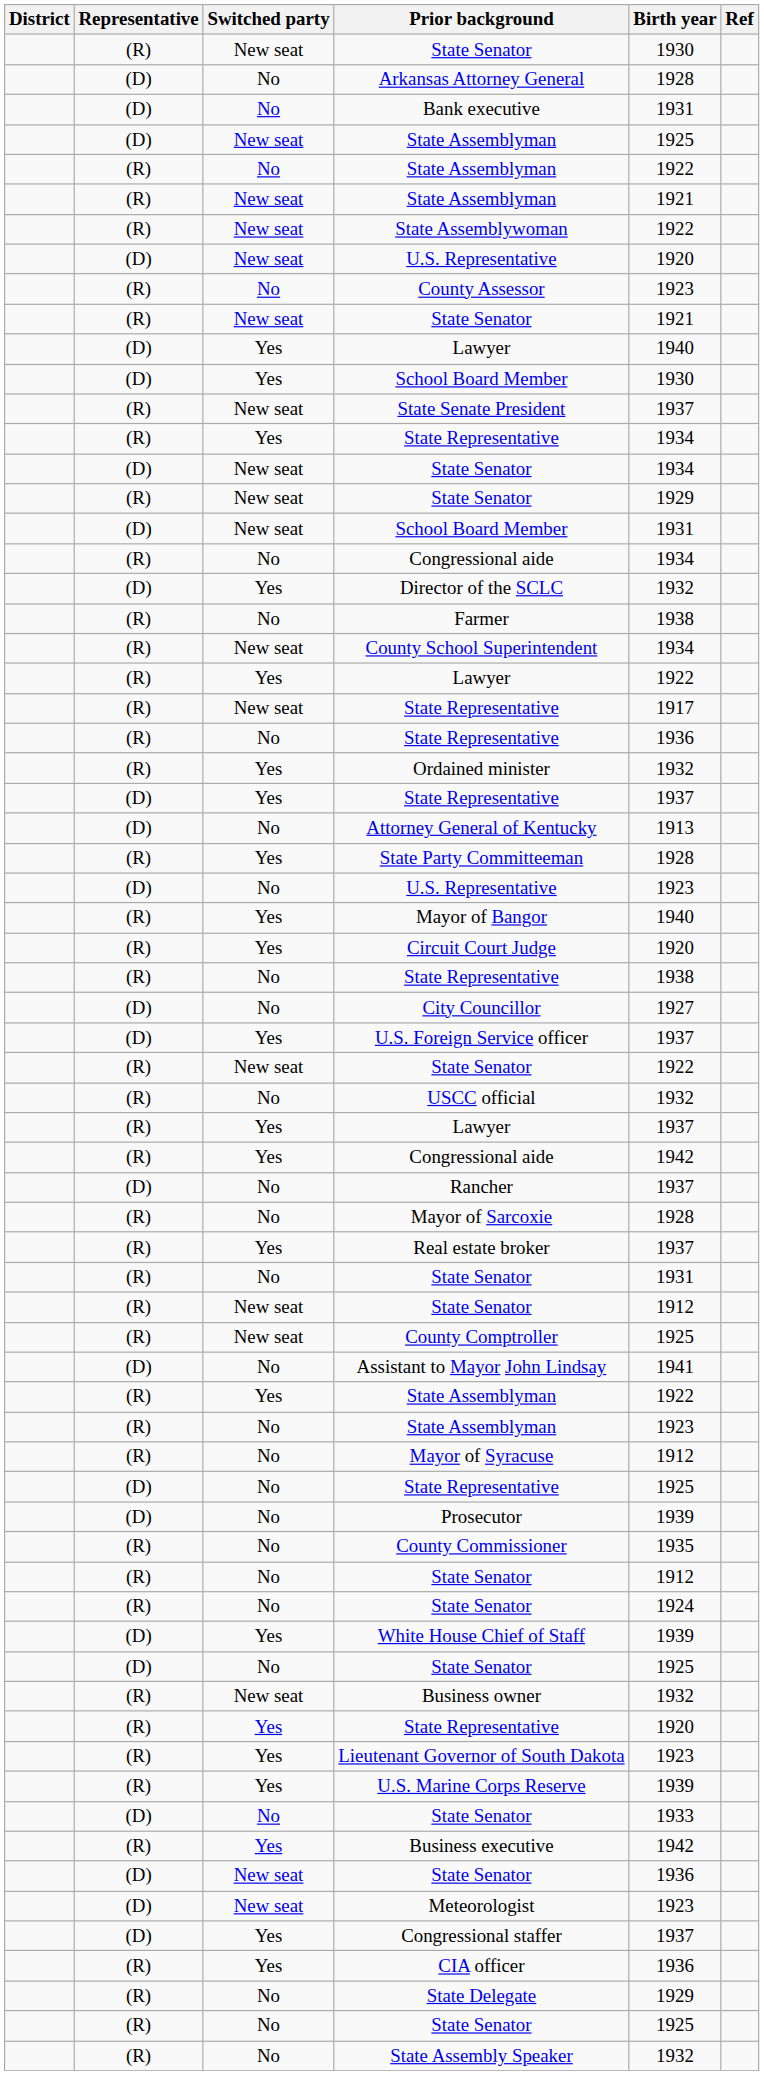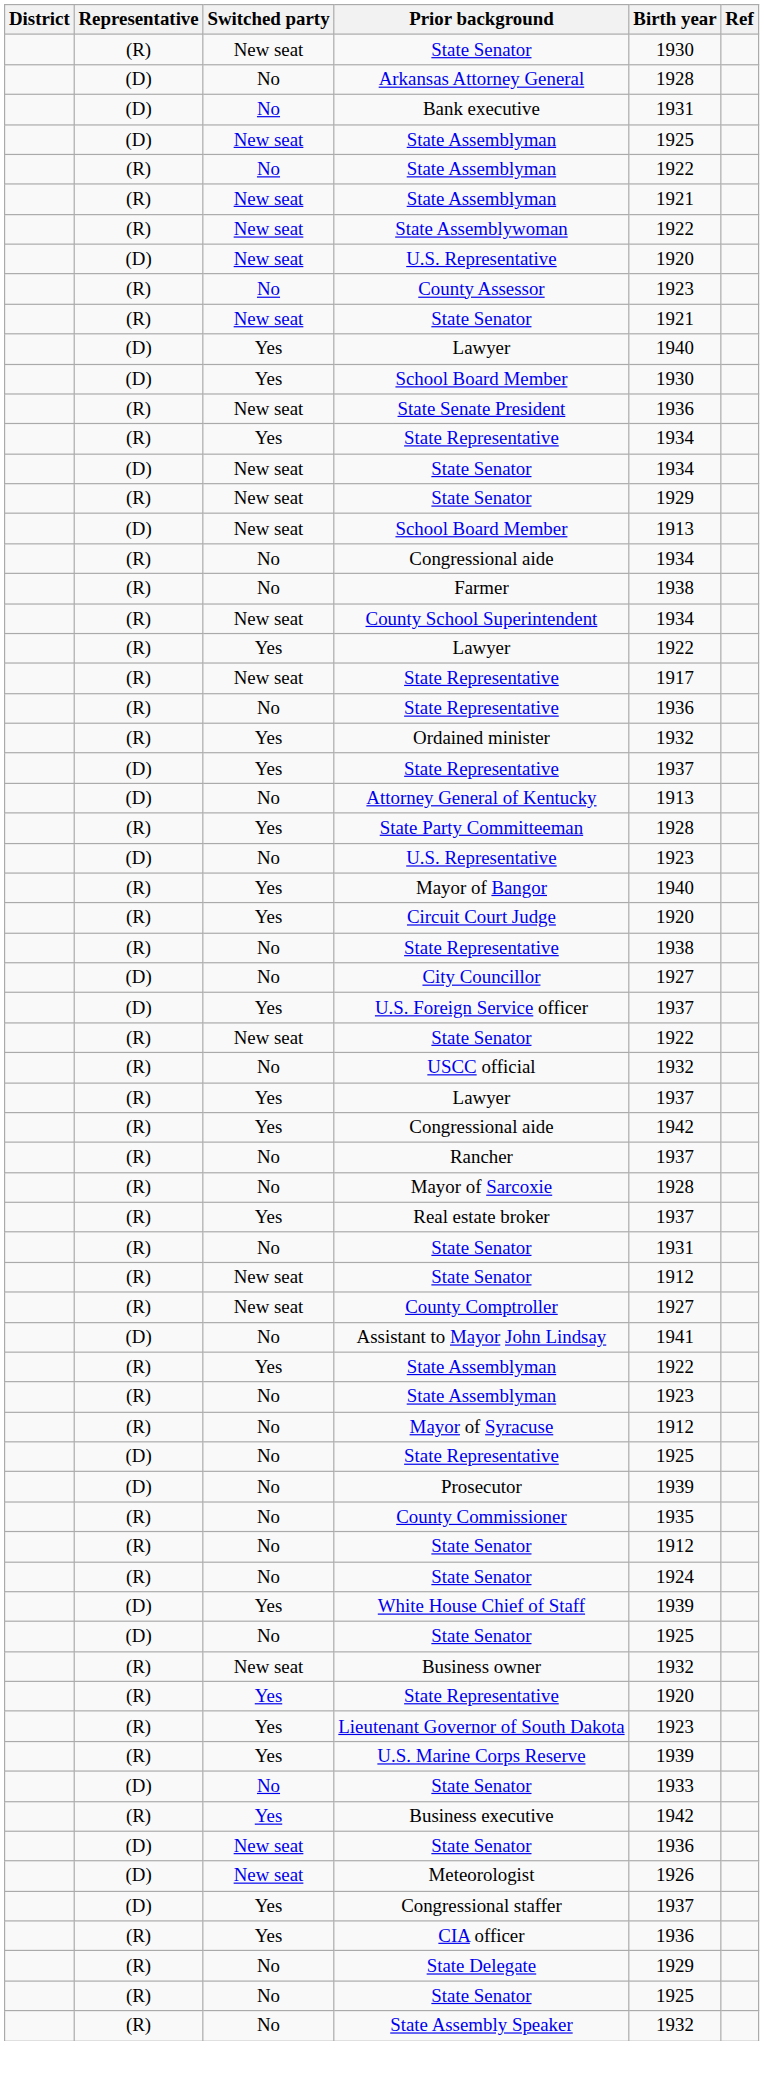(675, 408) 1937 -> (675, 408) 1936
(675, 528) 1931 -> (675, 528) 1913
- row: (269, 588)
(139, 1187) (D) -> (139, 1157) (R)
(675, 1336) 1925 -> (675, 1306) 1927
(675, 1905) 1923 -> (675, 1875) 1926
